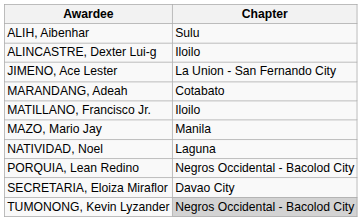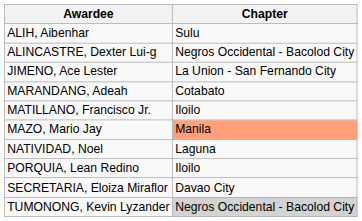(188, 52) Iloilo -> (265, 52) Negros Occidental - Bacolod City
(193, 129) no background -> (193, 129) lightsalmon background
(265, 168) Negros Occidental - Bacolod City -> (188, 168) Iloilo
